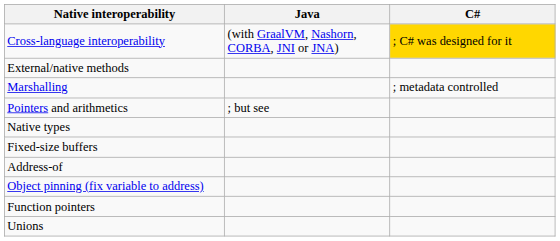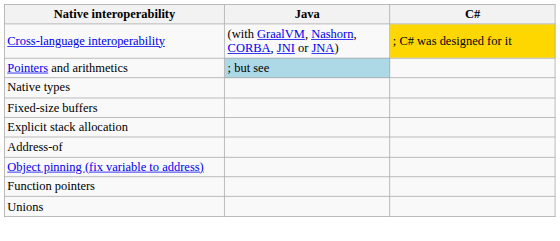- row: (68, 68)
- row: (37, 87)
(248, 107) no background -> (248, 68) lightblue background
+ row: (68, 127)
